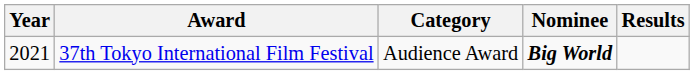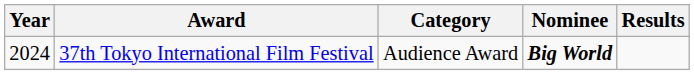(30, 52) 2021 -> (30, 52) 2024
